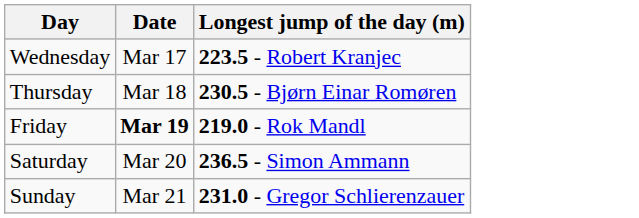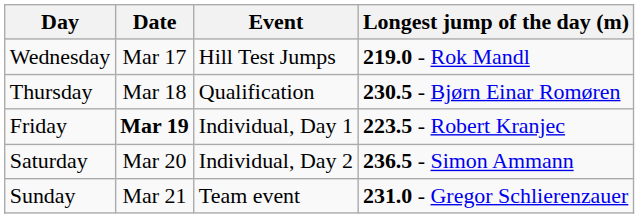+ column: (276, 21)
(300, 56) 223.5 - Robert Kranjec -> (446, 56) 219.0 - Rok Mandl
(282, 126) 219.0 - Rok Mandl -> (464, 126) 223.5 - Robert Kranjec
